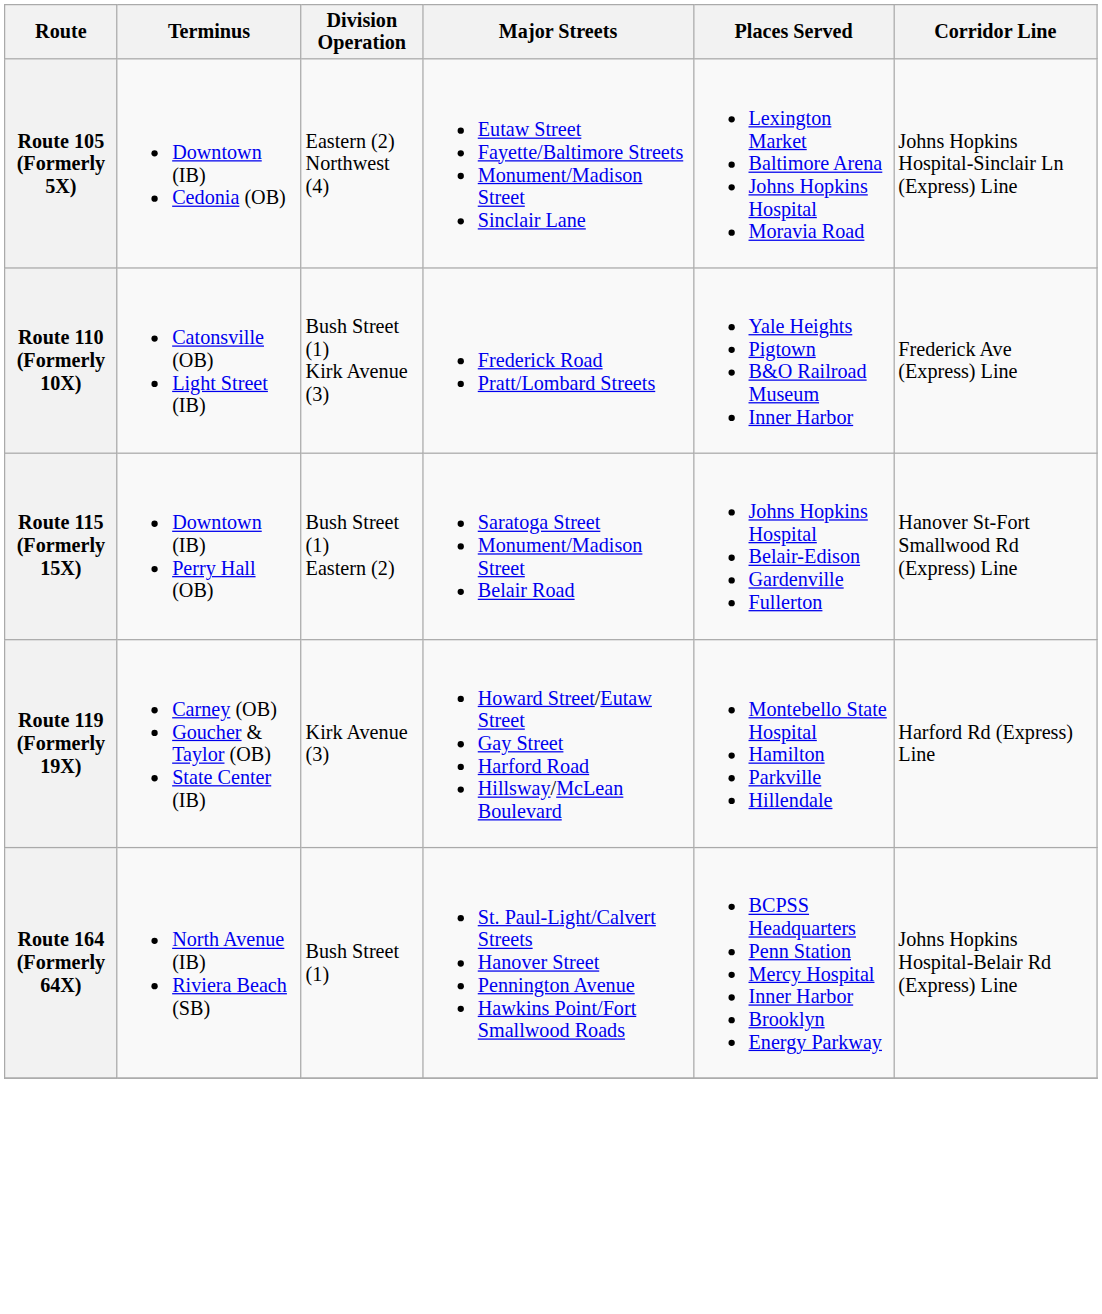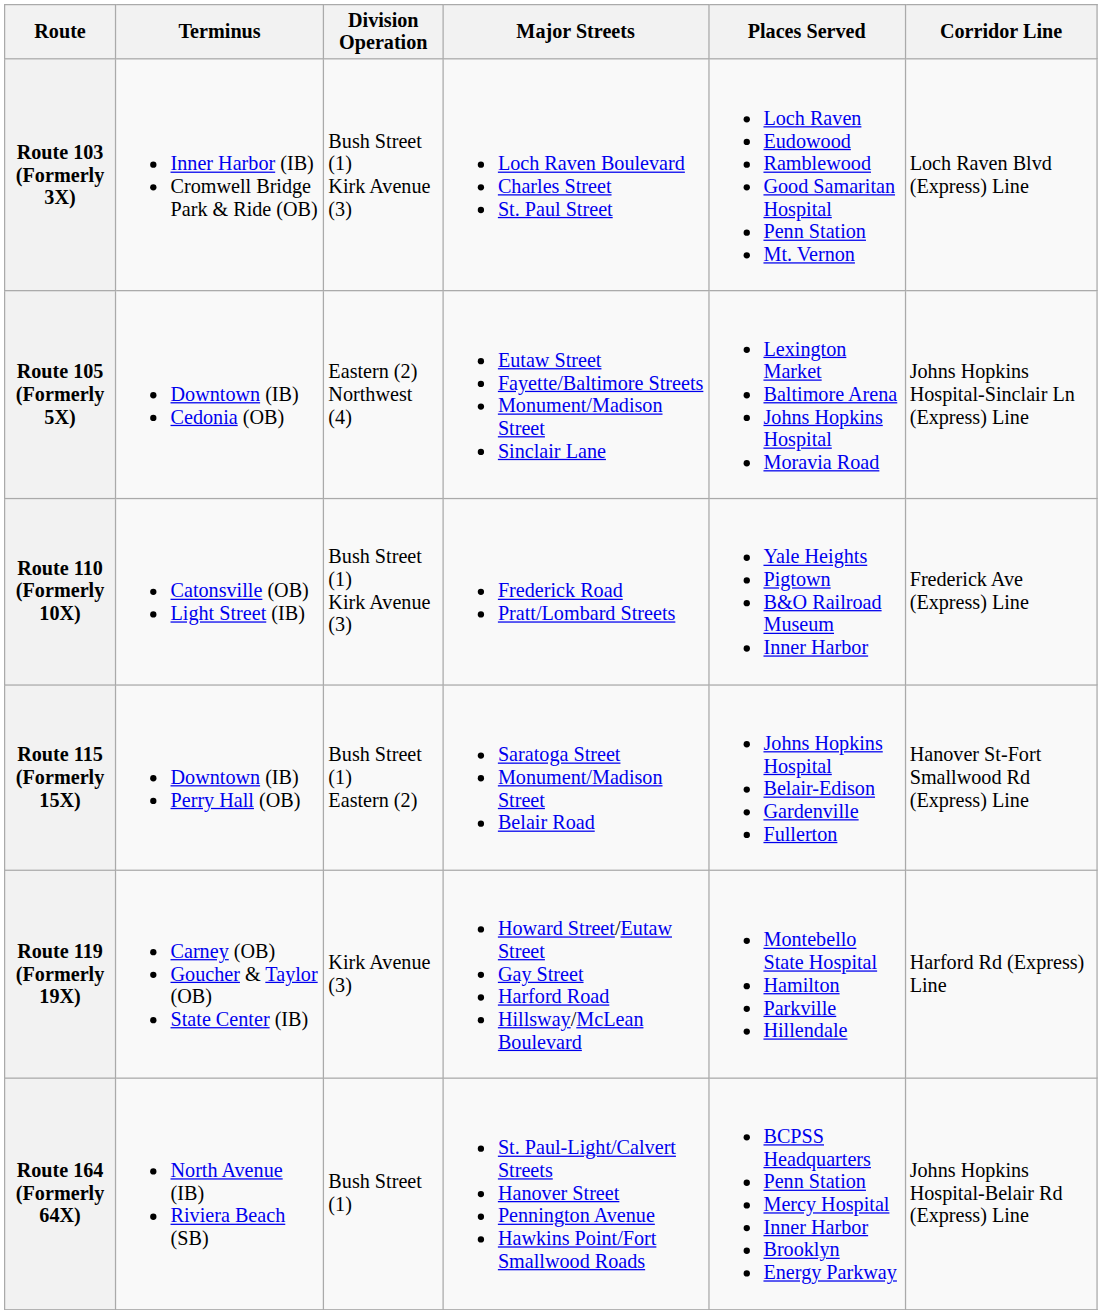+ row: (60, 174)
